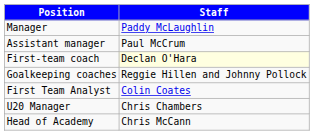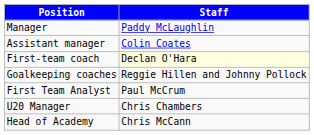(153, 44) Paul McCrum -> (156, 44) Colin Coates
(156, 91) Colin Coates -> (153, 91) Paul McCrum
